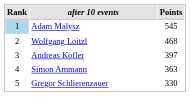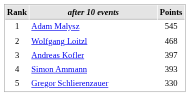(17, 27) lightblue background -> (17, 27) no background
(171, 69) 363 -> (171, 69) 393
